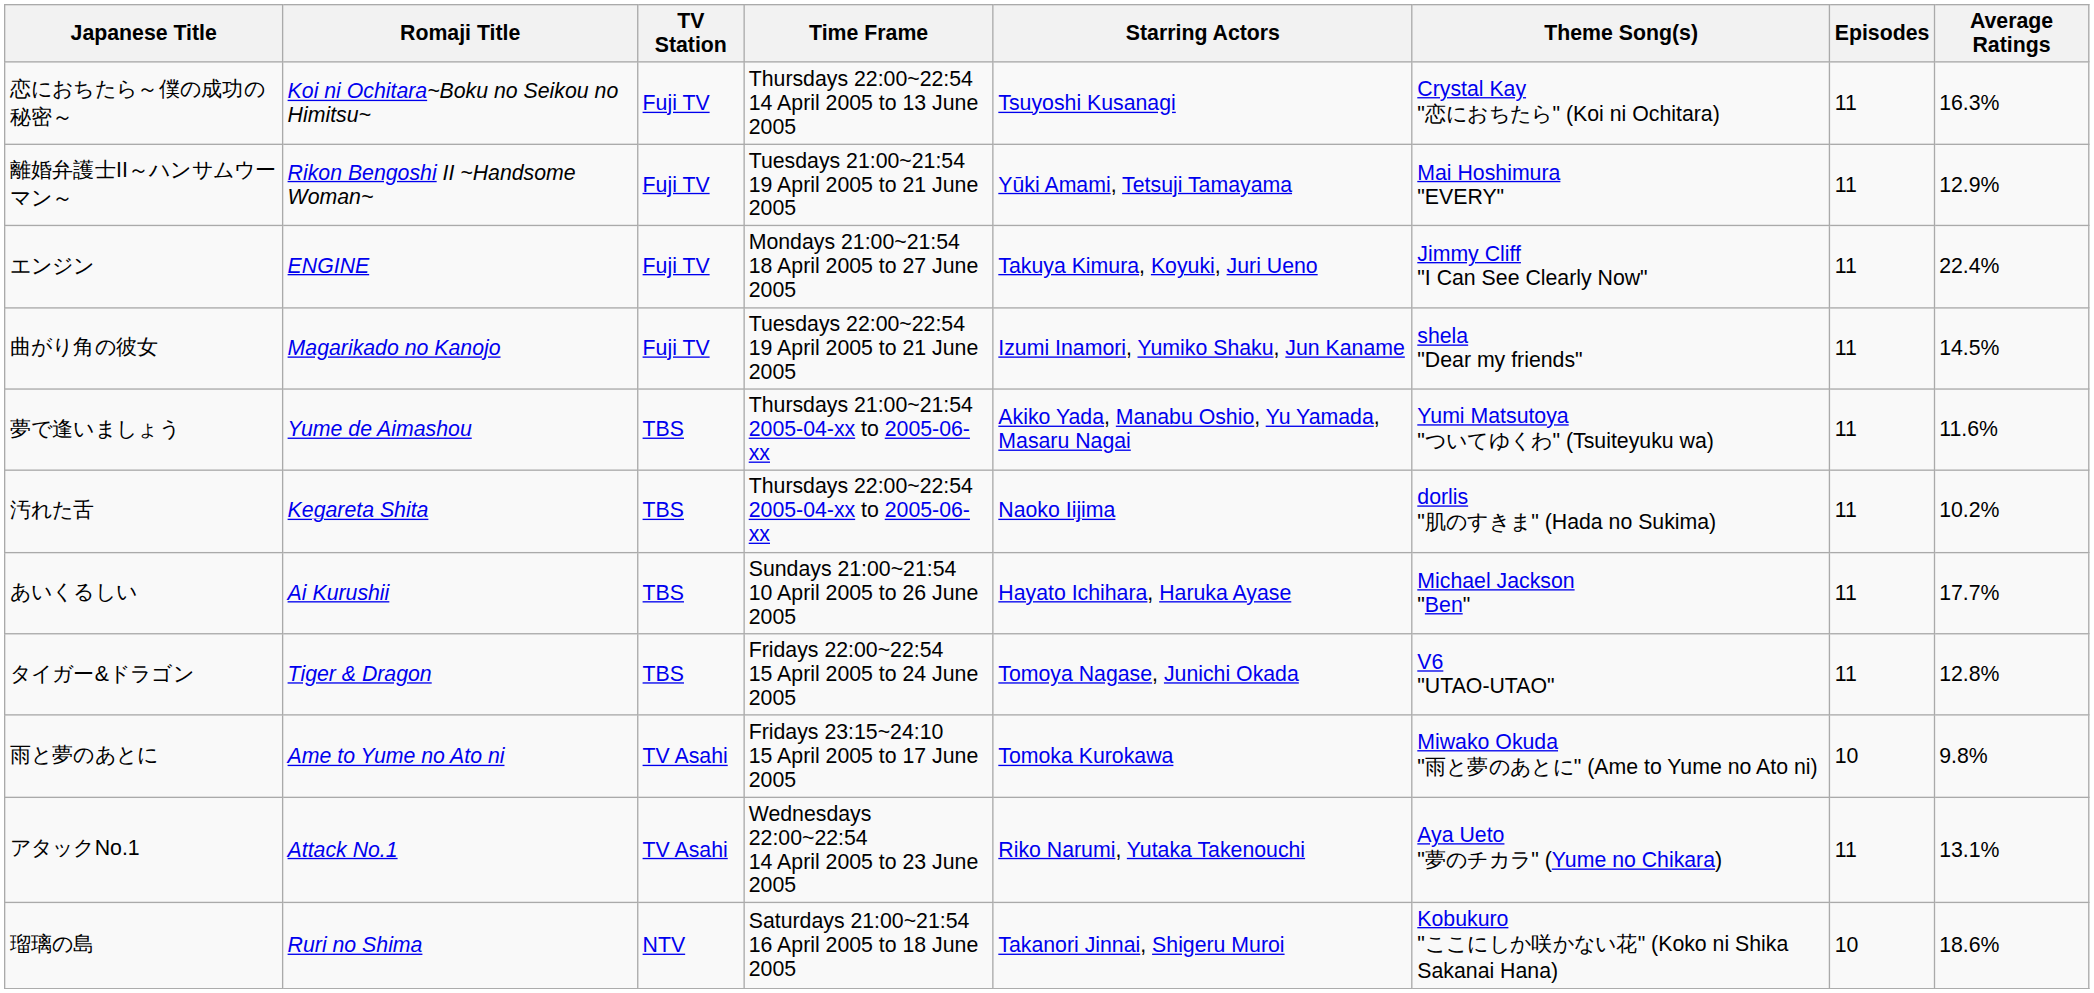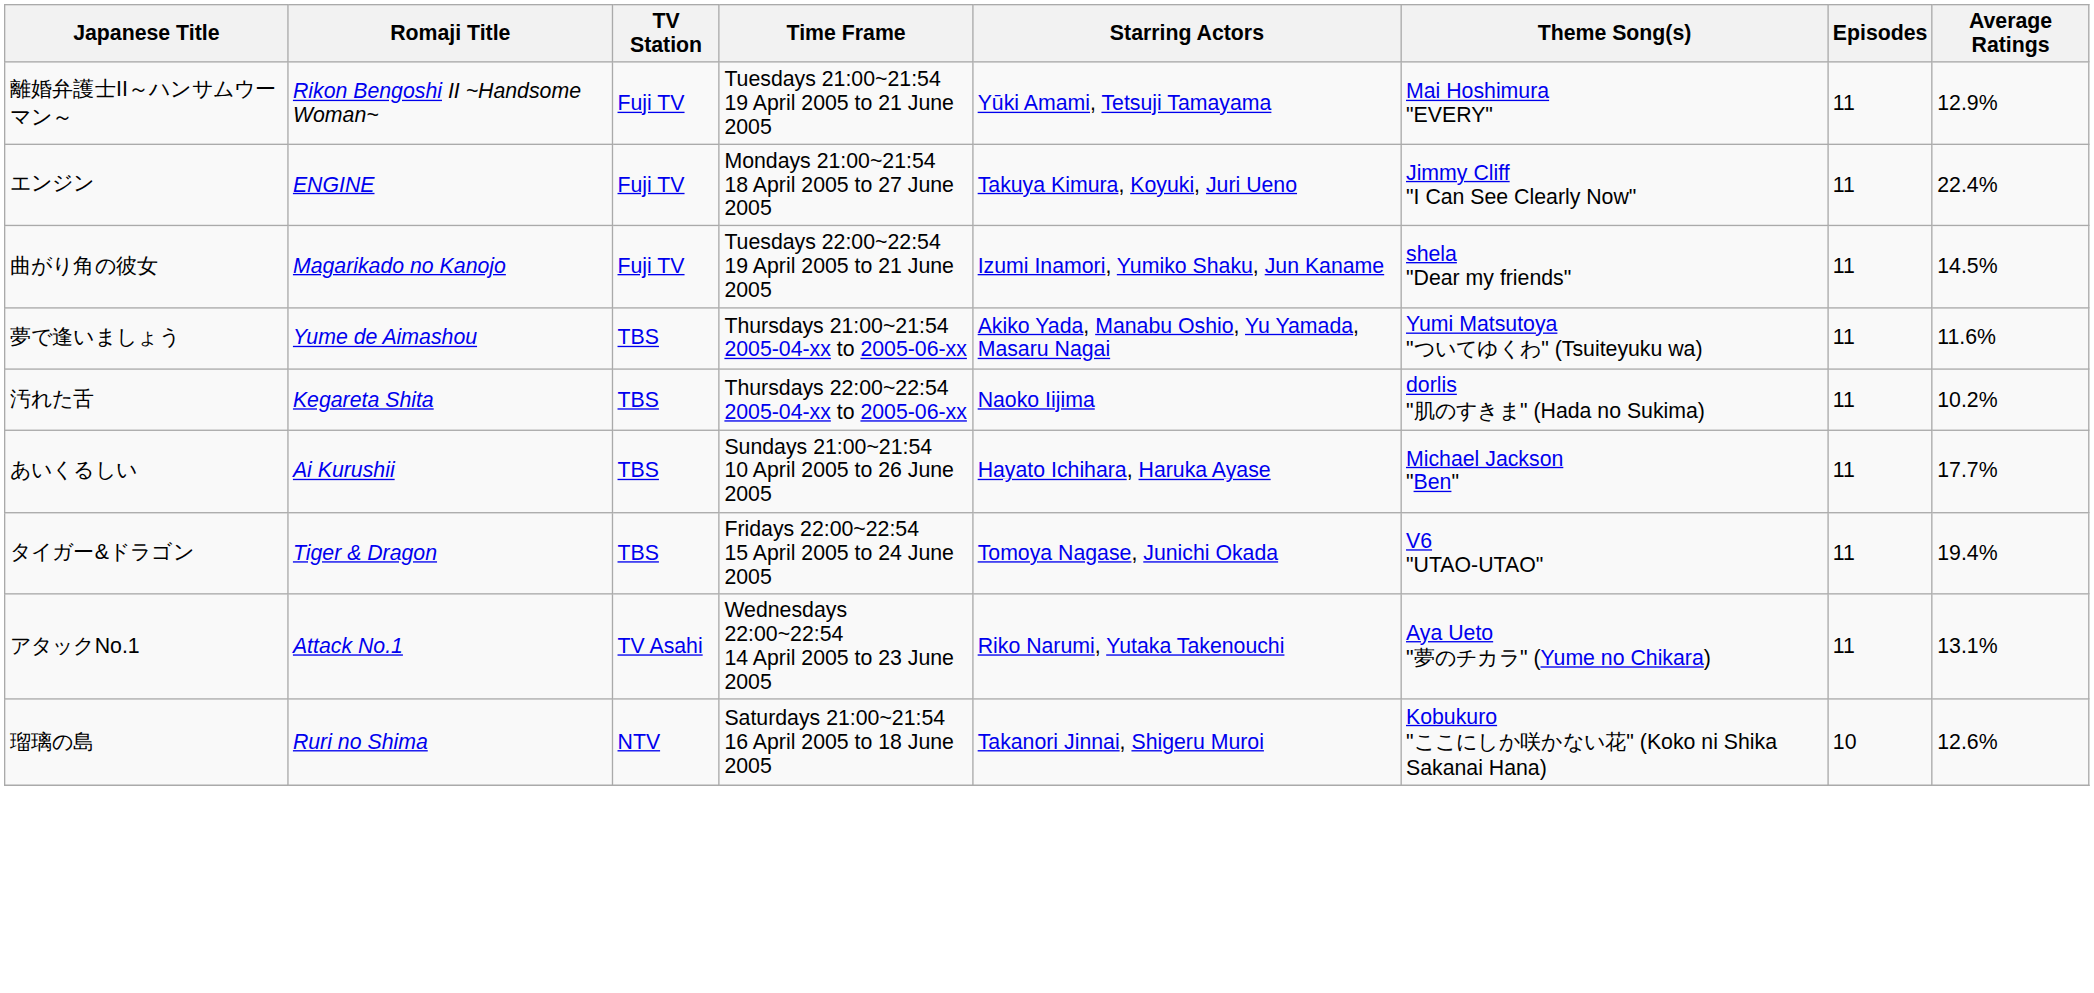- row: (137, 102)
(1969, 674) 12.8% -> (1967, 552) 19.4%
- row: (84, 755)
(1969, 945) 18.6% -> (1967, 742) 12.6%
